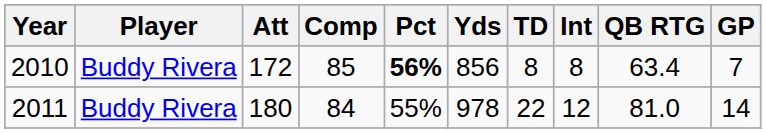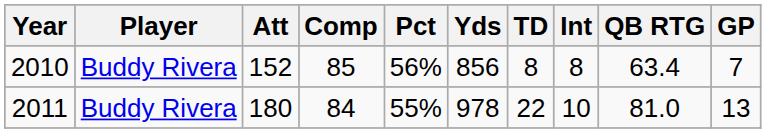(270, 67) 172 -> (270, 67) 152
(416, 67) bold -> (416, 67) normal
(576, 108) 12 -> (576, 108) 10
(736, 108) 14 -> (736, 108) 13
